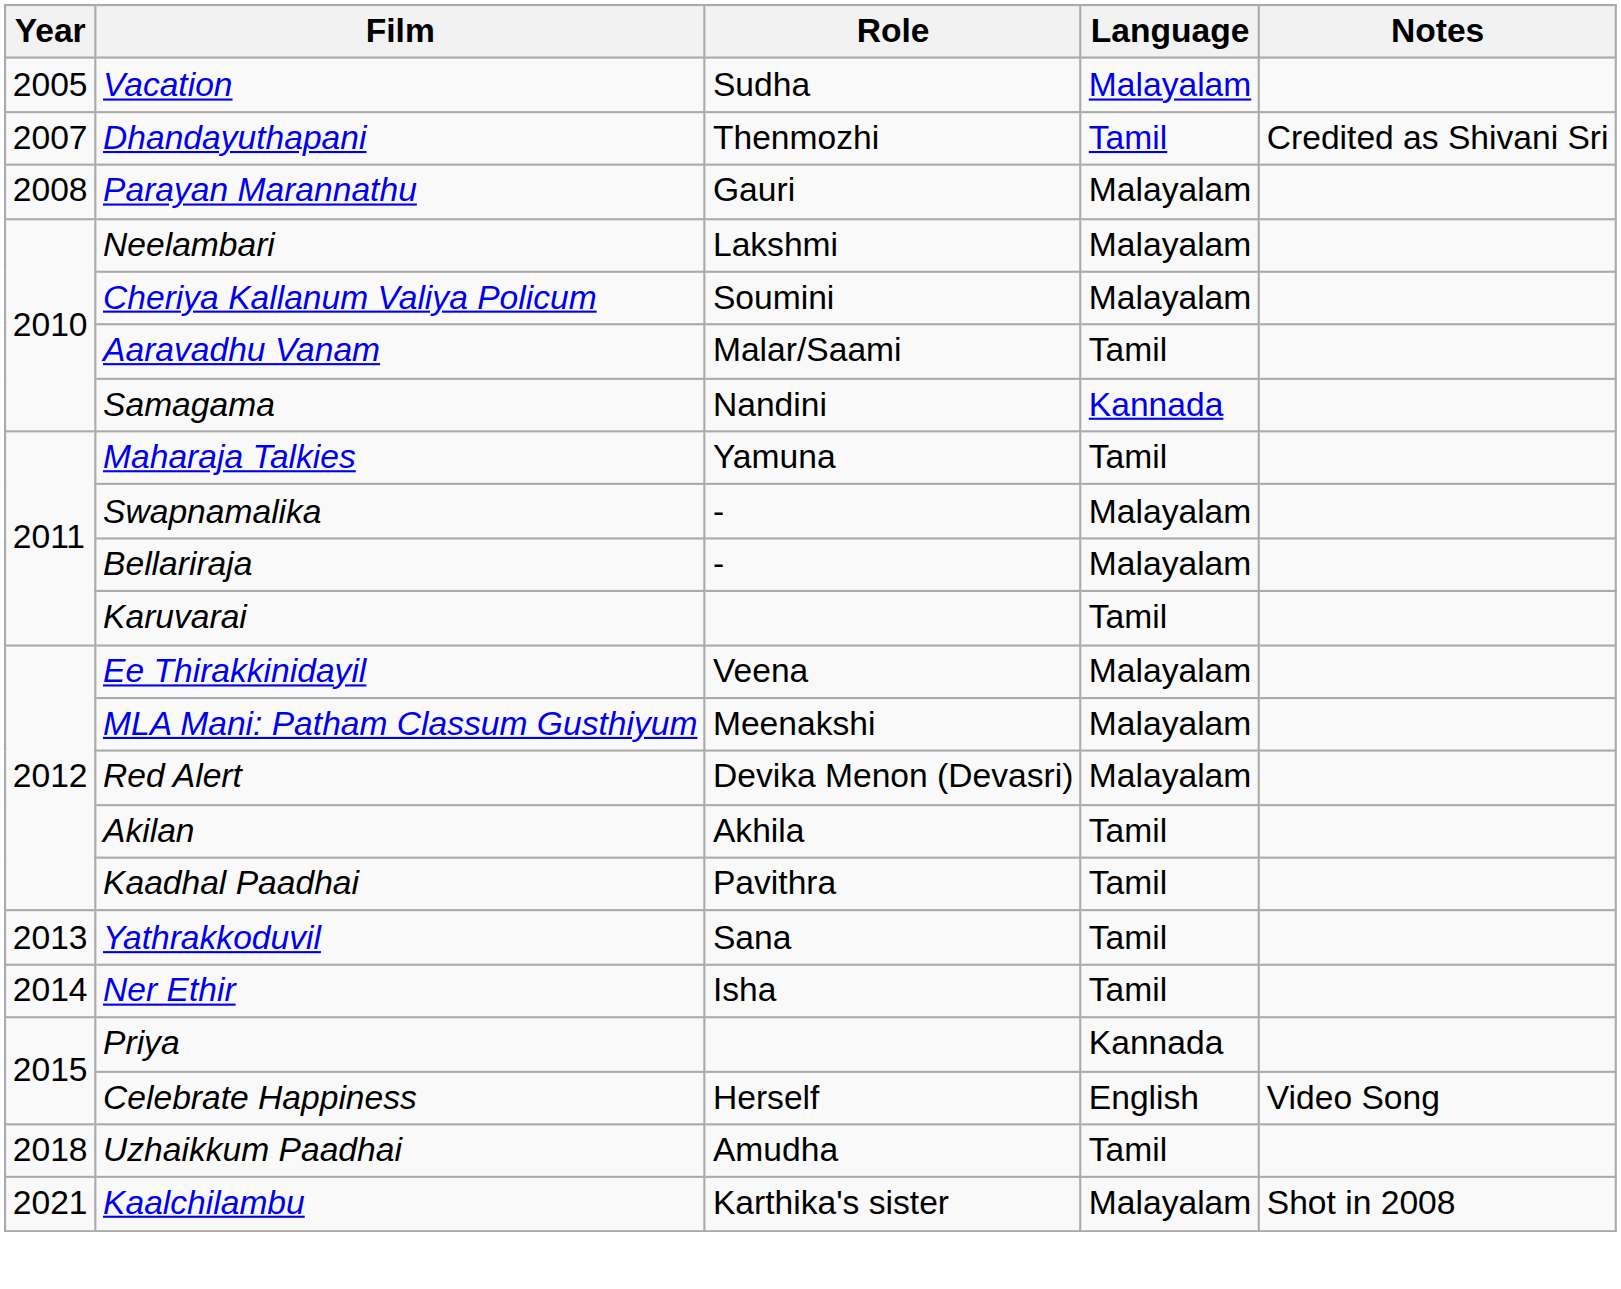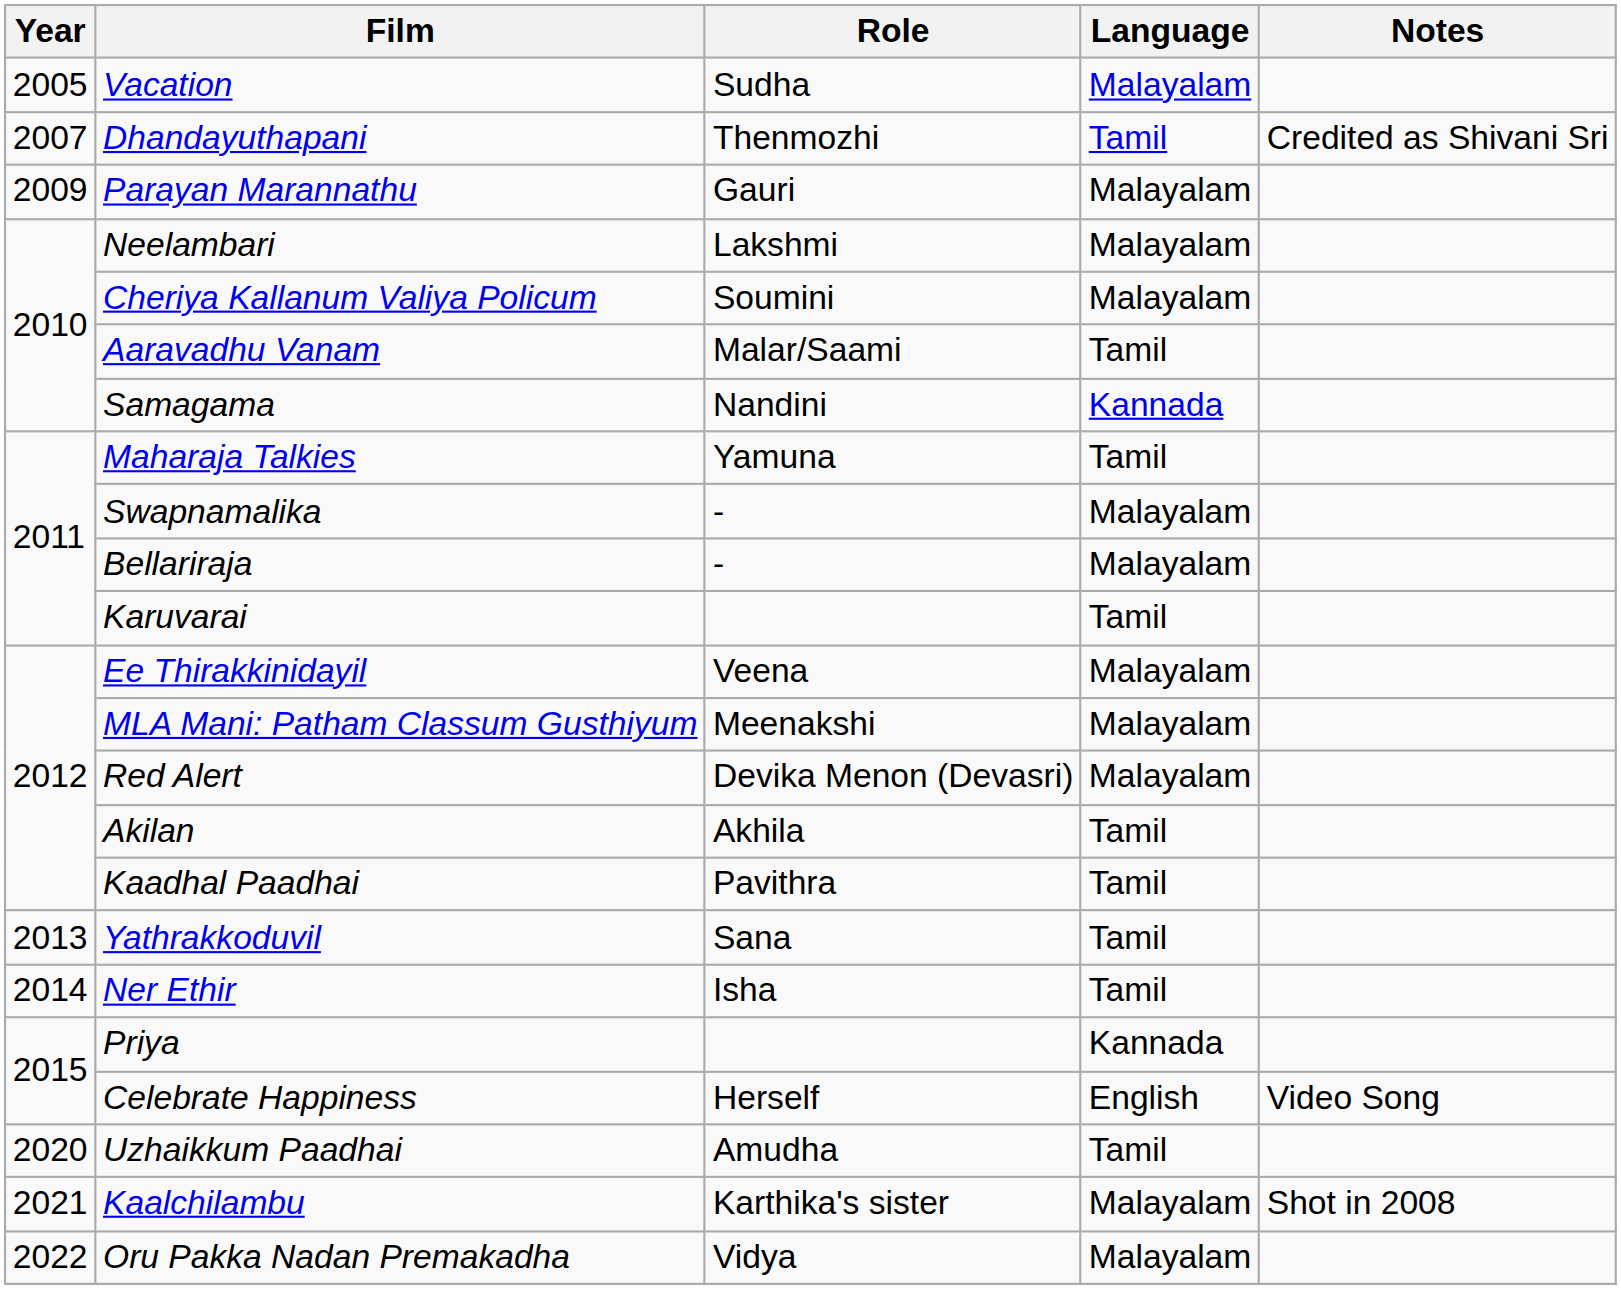(50, 191) 2008 -> (50, 191) 2009
(50, 1150) 2018 -> (50, 1150) 2020
+ row: (336, 1256)
